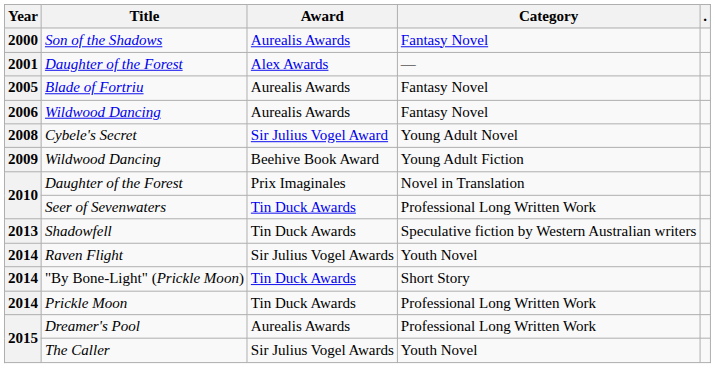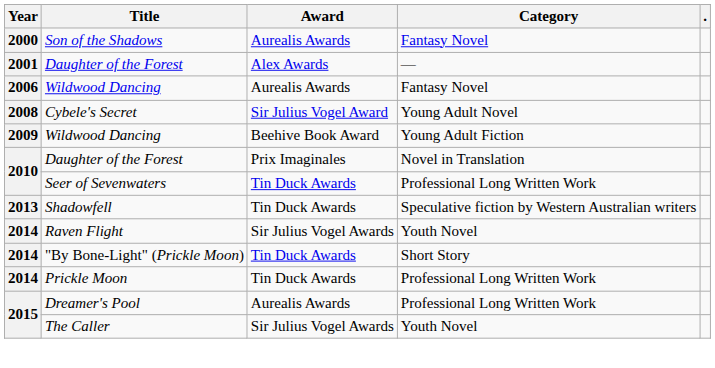- row: (23, 87)
